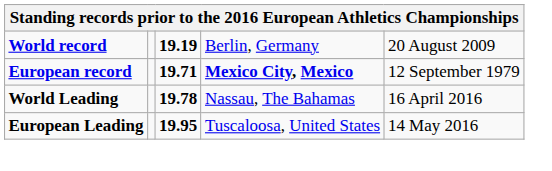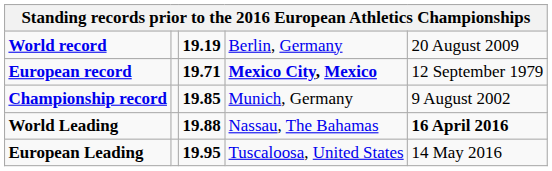+ row: (88, 98)
(178, 98) 19.78 -> (202, 125) 19.88
(435, 98) normal -> (460, 125) bold
